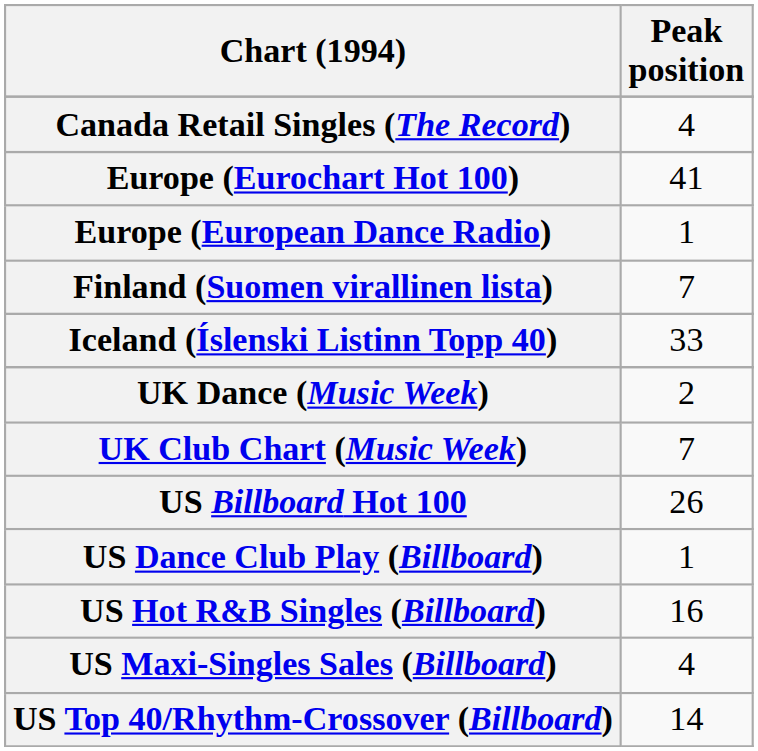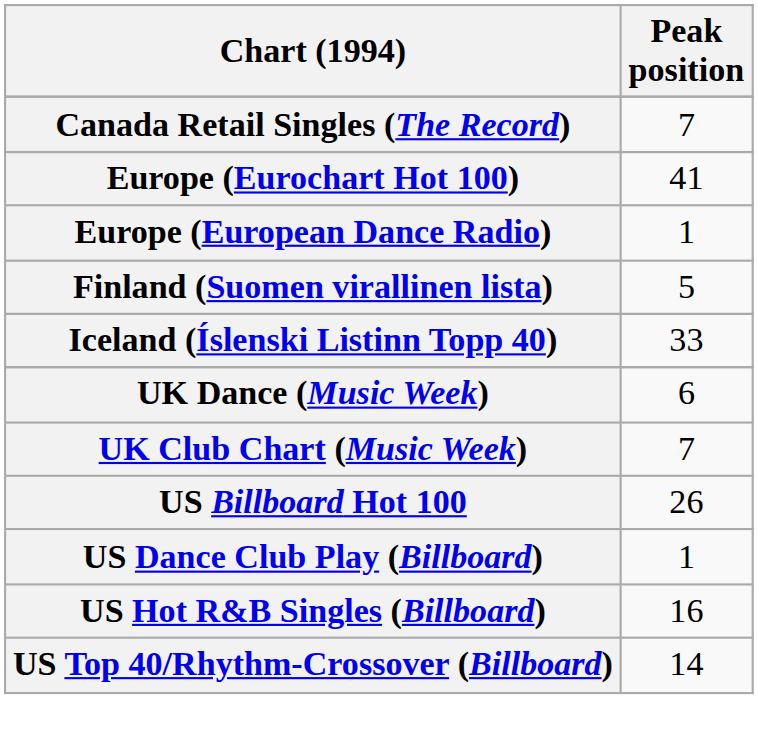(686, 123) 4 -> (686, 123) 7
(686, 286) 7 -> (686, 286) 5
(686, 394) 2 -> (686, 394) 6
- row: (313, 664)
